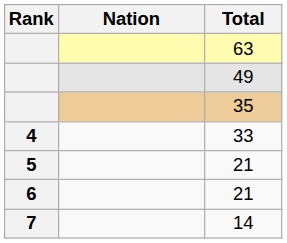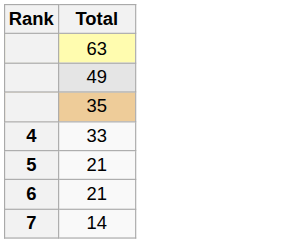- column: (131, 19)
